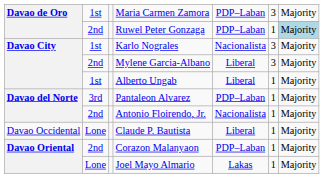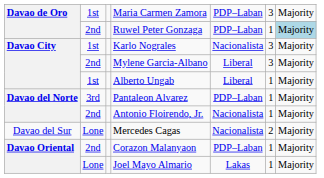+ row: (147, 131)
- row: (153, 131)
